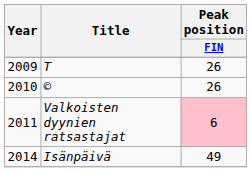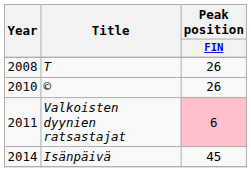(22, 67) 2009 -> (22, 67) 2008
(214, 157) 49 -> (214, 157) 45
